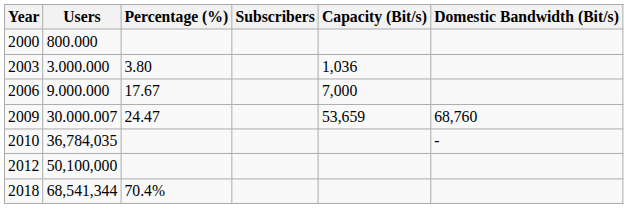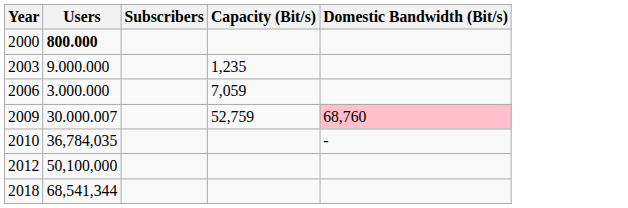- column: (176, 16)
(72, 41) normal -> (72, 41) bold
(78, 66) 3.000.000 -> (78, 66) 9.000.000
(340, 66) 1,036 -> (229, 66) 1,235
(78, 91) 9.000.000 -> (78, 91) 3.000.000
(340, 91) 7,000 -> (229, 91) 7,059
(344, 116) 53,659 -> (233, 116) 52,759
(456, 116) no background -> (345, 116) pink background
